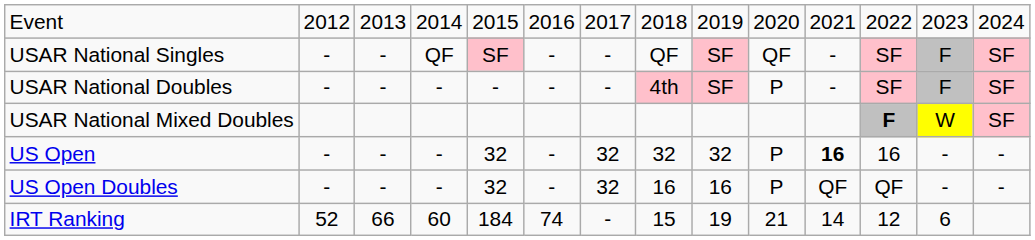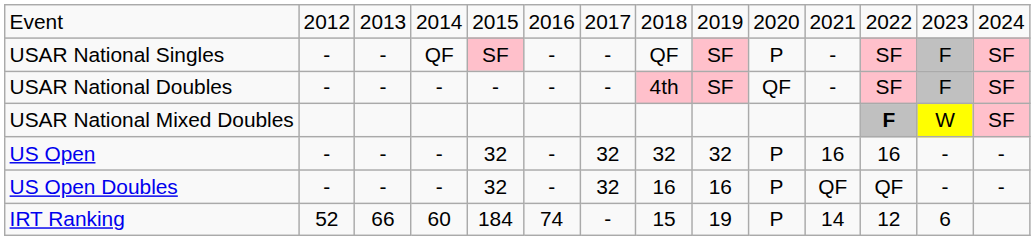(776, 55) QF -> (776, 55) P
(776, 88) P -> (776, 88) QF
(833, 154) bold -> (833, 154) normal
(776, 220) 21 -> (776, 220) P
